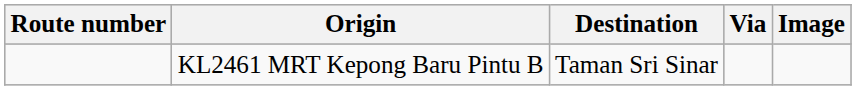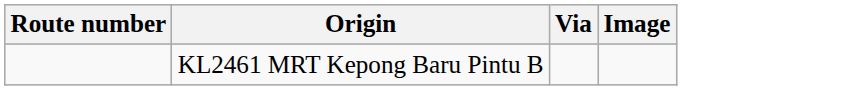- column: (637, 24)
